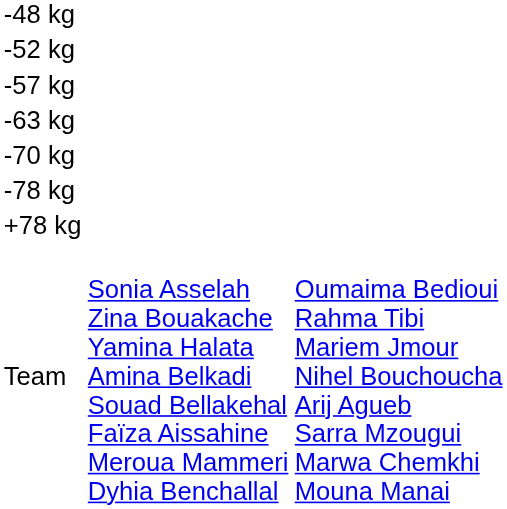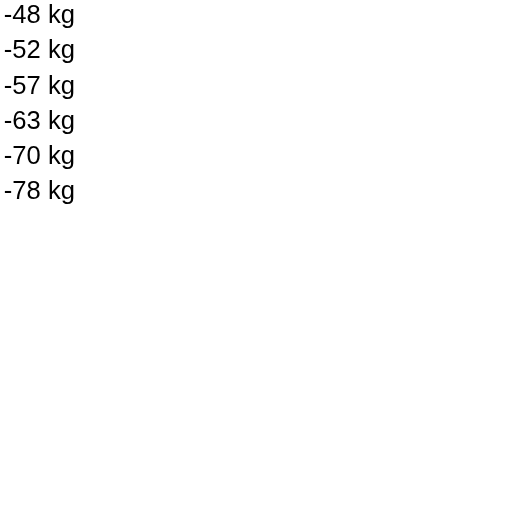- row: (43, 226)
- row: (35, 376)
